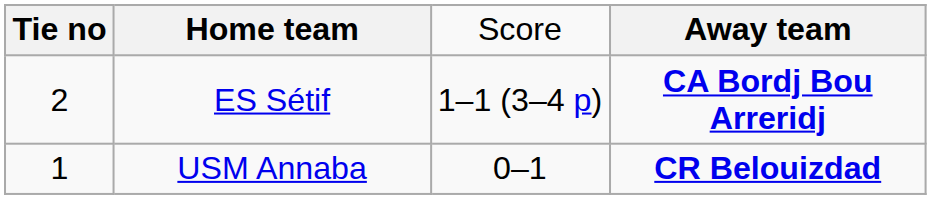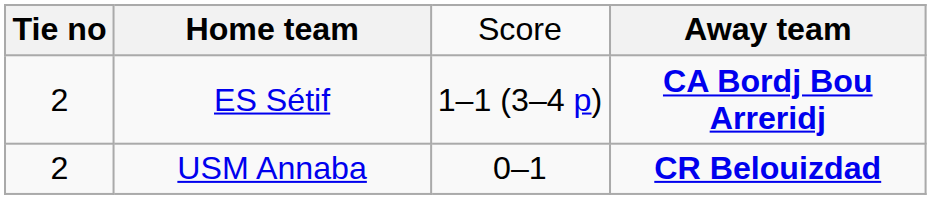(59, 168) 1 -> (59, 168) 2
